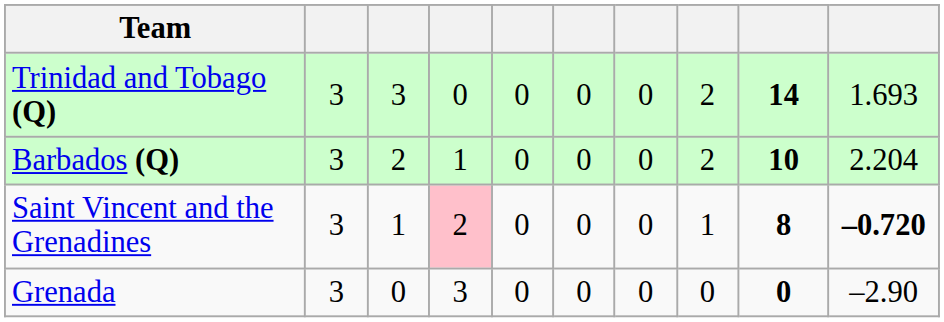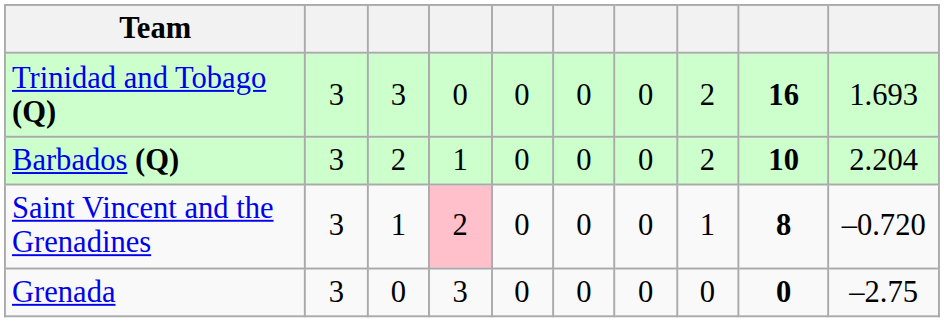(784, 94) 14 -> (784, 94) 16
(884, 225) bold -> (884, 225) normal
(884, 291) –2.90 -> (884, 291) –2.75
